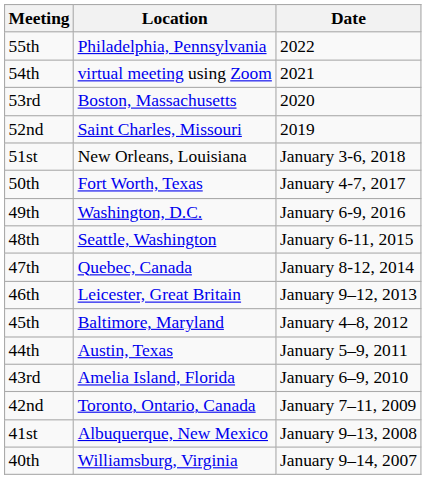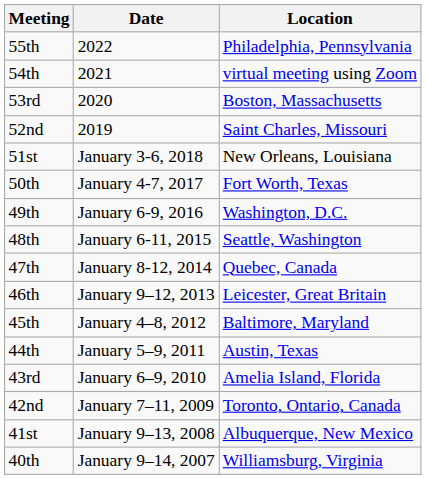columns swapped: (175, 18) <-> (348, 18)
